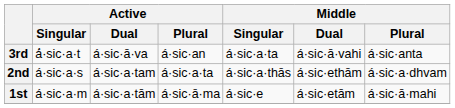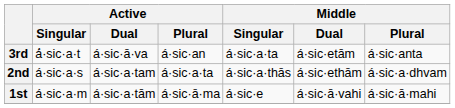(329, 53) á·sic·ā·vahi -> (326, 53) á·sic·etām
(326, 93) á·sic·etām -> (329, 93) á·sic·ā·vahi
